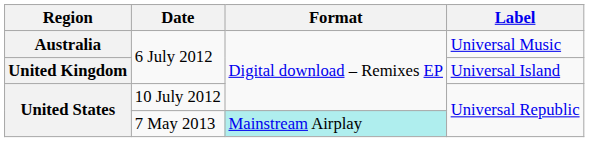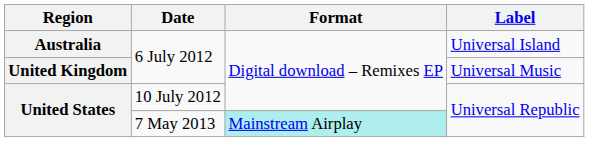(506, 44) Universal Music -> (505, 44) Universal Island
(505, 70) Universal Island -> (506, 70) Universal Music
